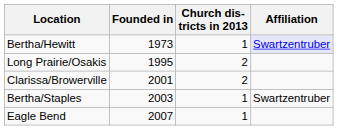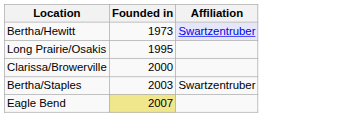- column: (213, 19)
(161, 80) 2001 -> (161, 67) 2000
(161, 116) no background -> (161, 103) khaki background
